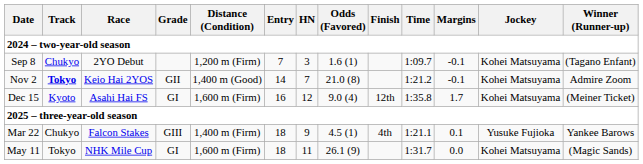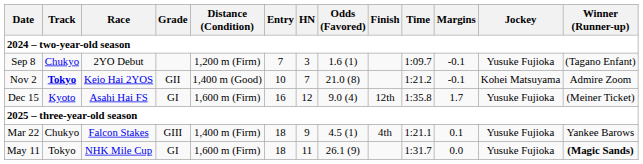(521, 62) Kohei Matsuyama -> (521, 62) Yusuke Fujioka
(280, 79) 14 -> (280, 79) 10
(521, 97) Kohei Matsuyama -> (521, 97) Yusuke Fujioka
(521, 151) Kohei Matsuyama -> (521, 151) Yusuke Fujioka
(600, 151) normal -> (600, 151) bold
